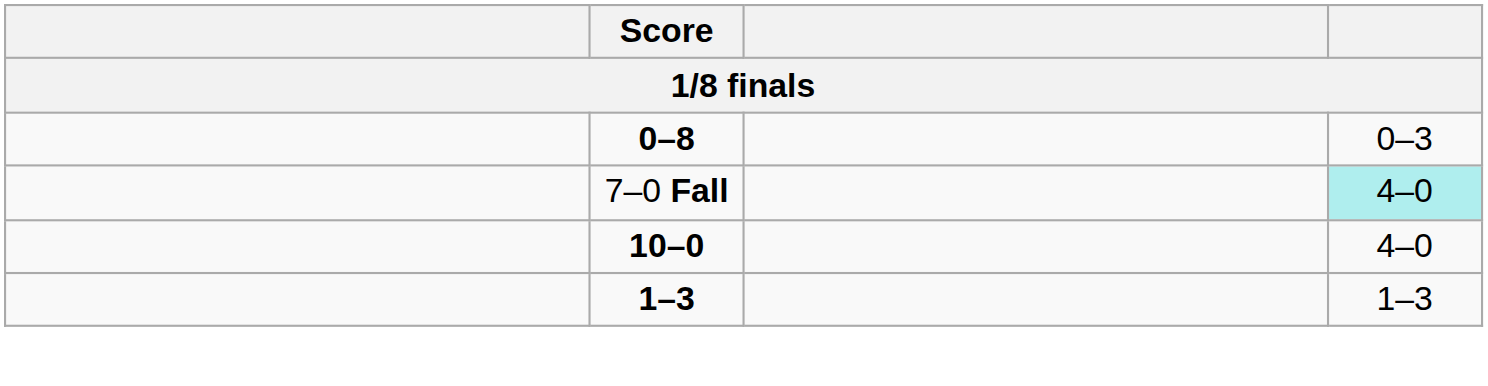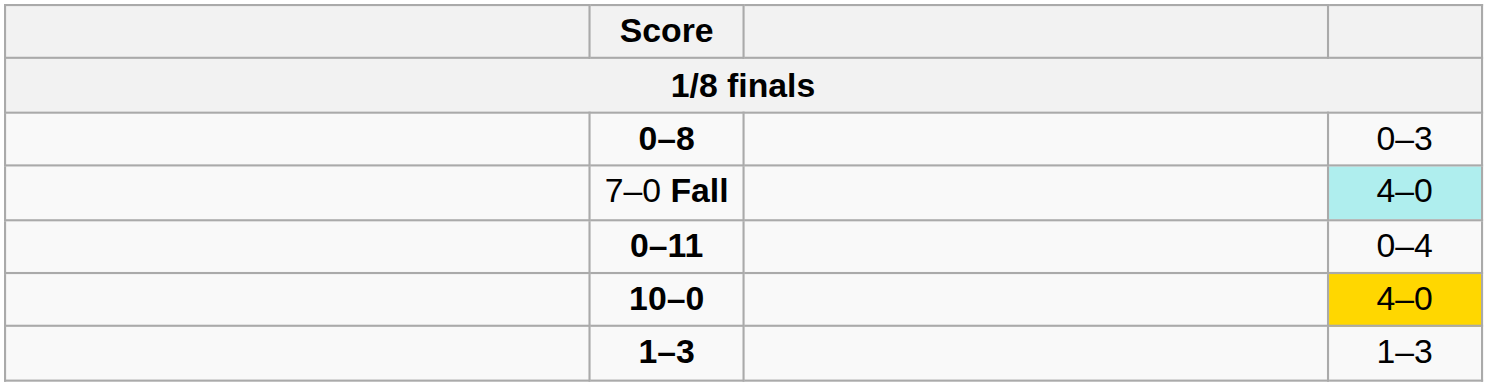+ row: (667, 245)
(1405, 245) no background -> (1405, 298) gold background
